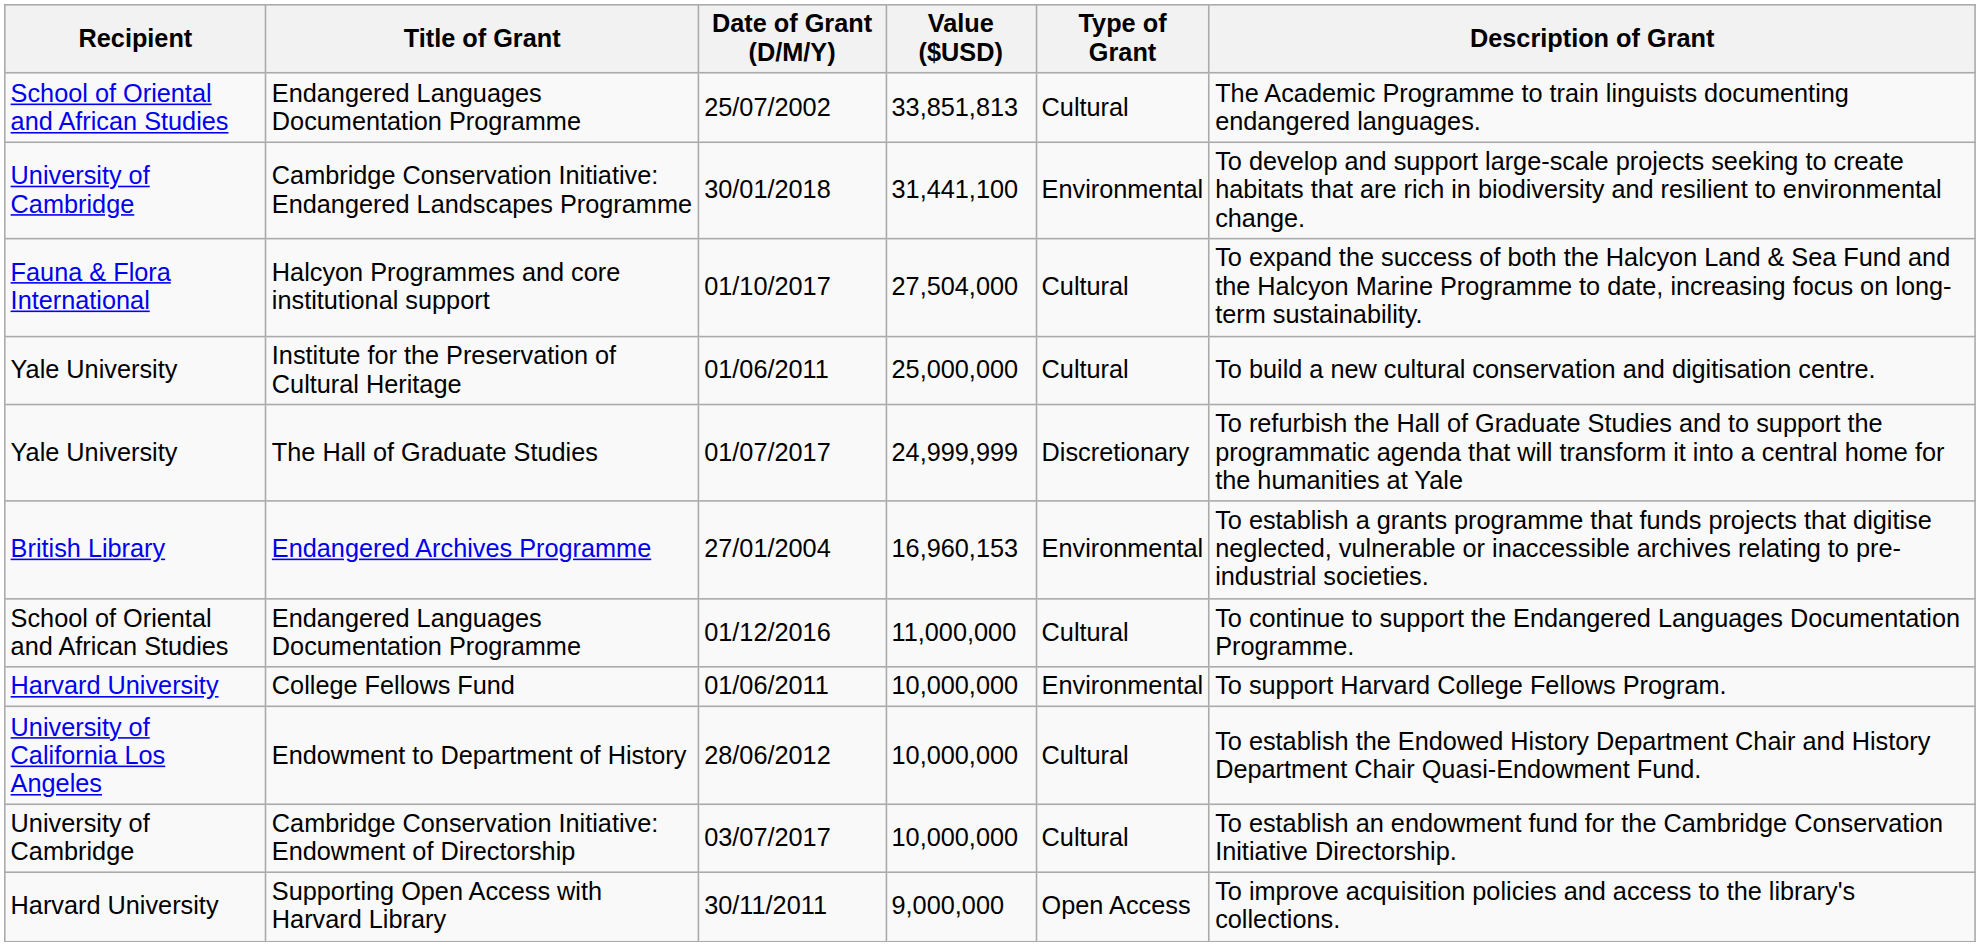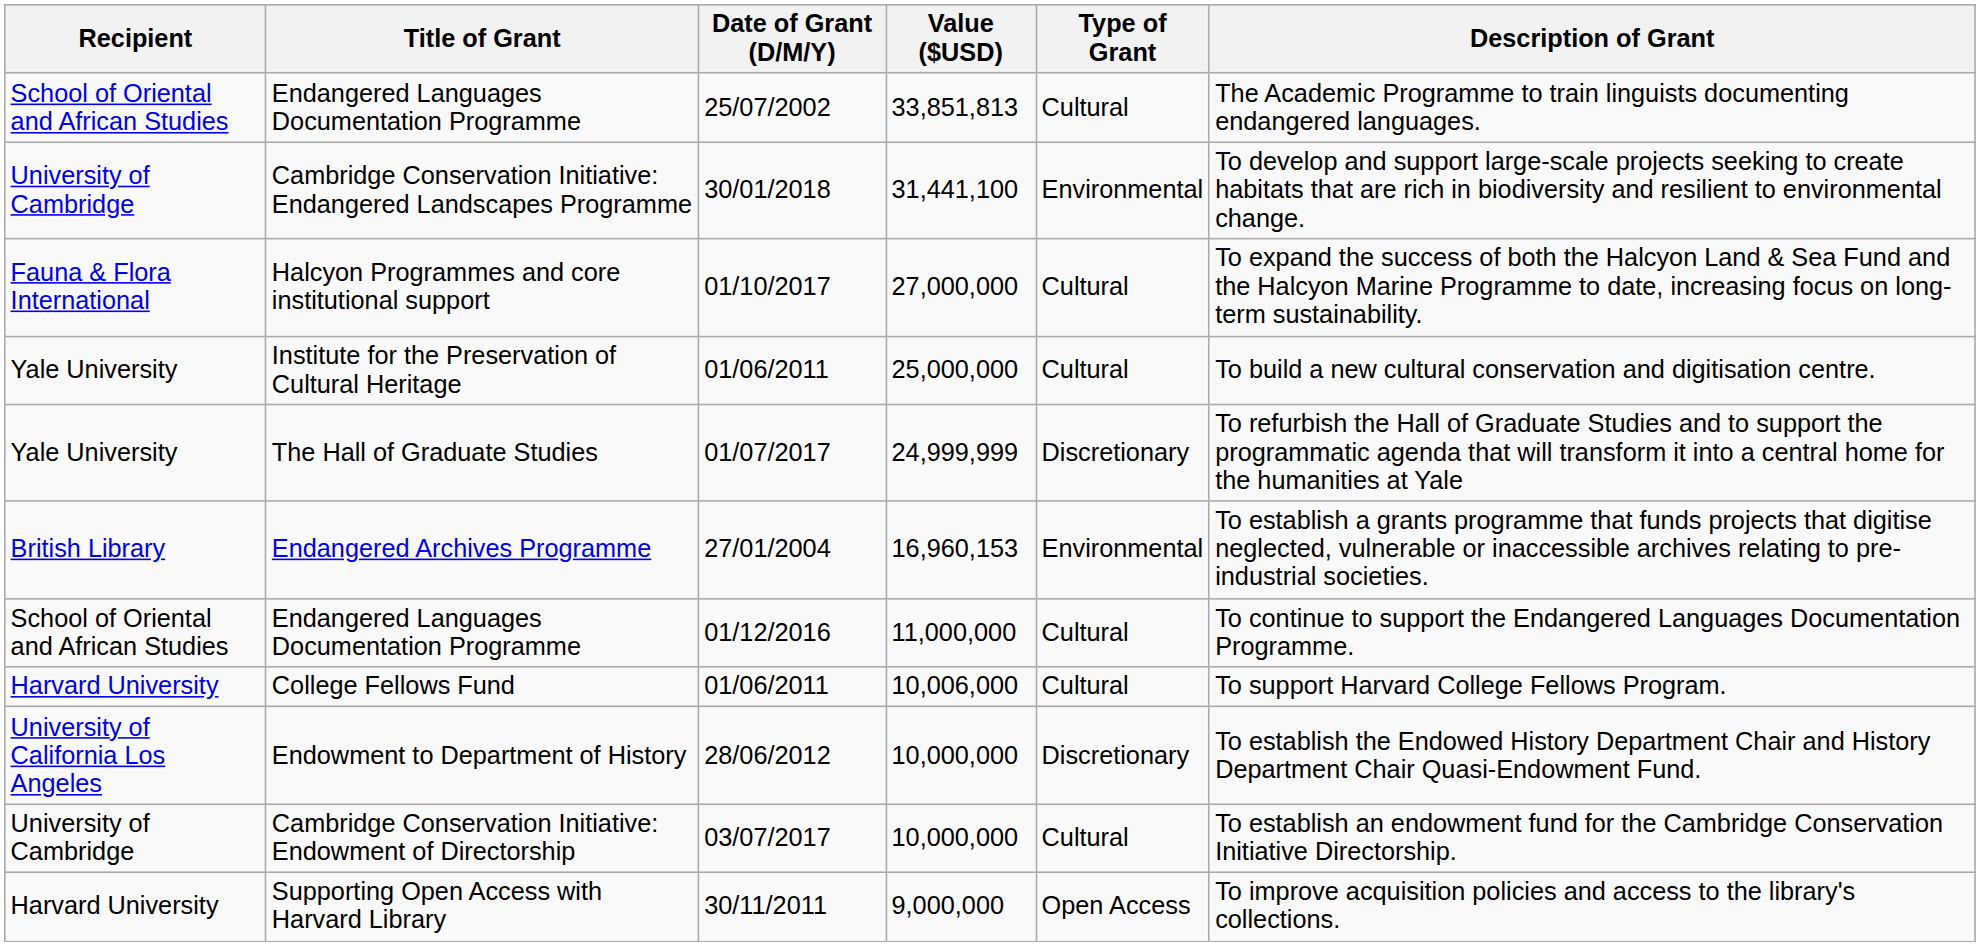(955, 287) 27,504,000 -> (955, 287) 27,000,000
(955, 686) 10,000,000 -> (955, 686) 10,006,000
(1122, 686) Environmental -> (1085, 686) Cultural
(1085, 755) Cultural -> (1115, 755) Discretionary
